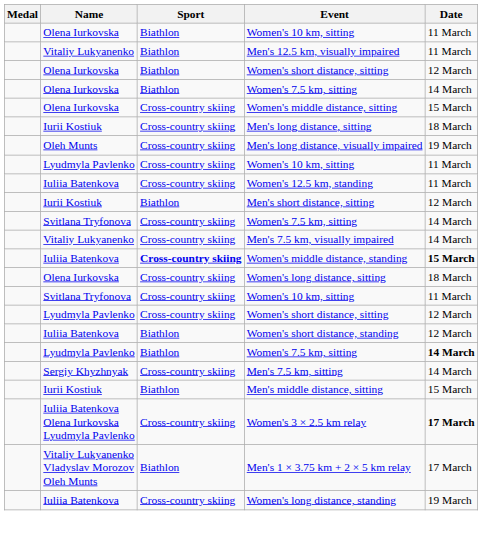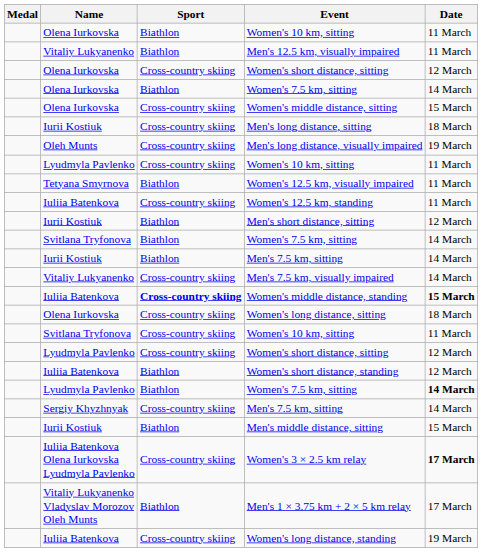(160, 70) Biathlon -> (188, 70) Cross-country skiing
+ row: (86, 183)
(188, 220) Cross-country skiing -> (160, 239) Biathlon
+ row: (73, 258)
